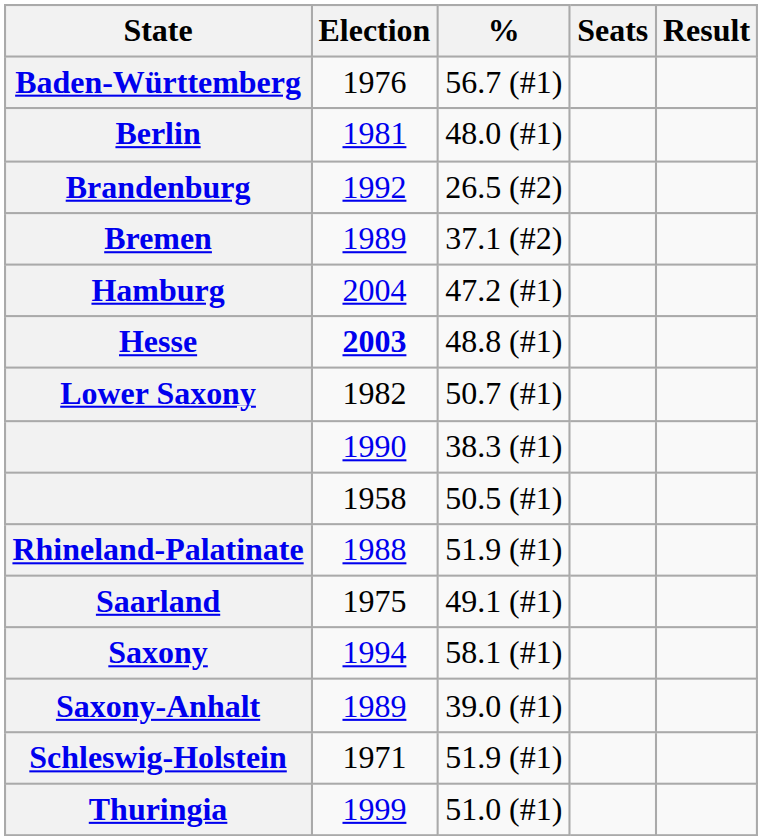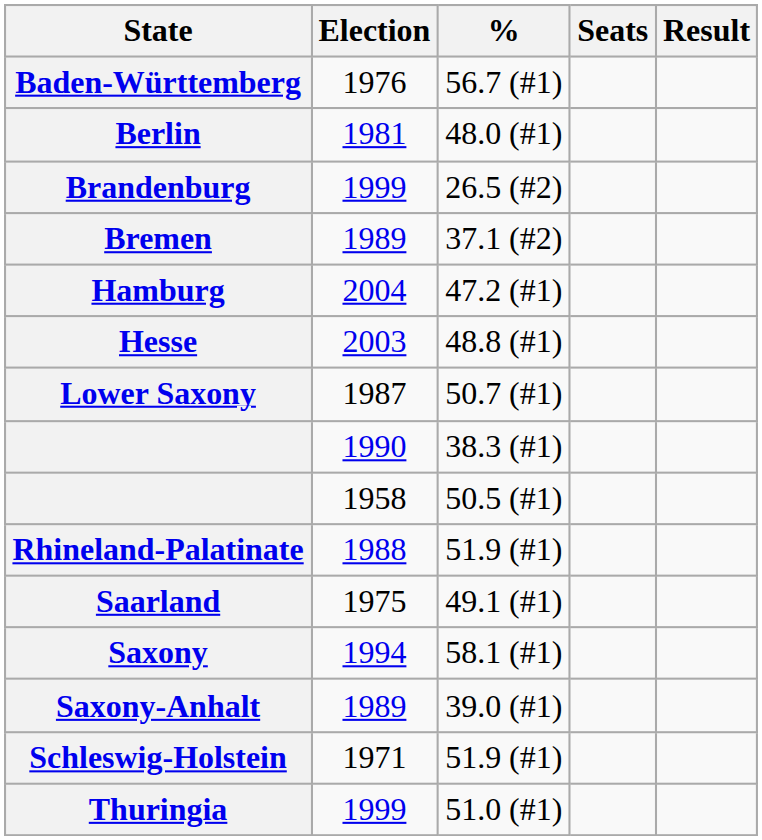(374, 185) 1992 -> (374, 185) 1999
(374, 341) bold -> (374, 341) normal
(374, 393) 1982 -> (374, 393) 1987
